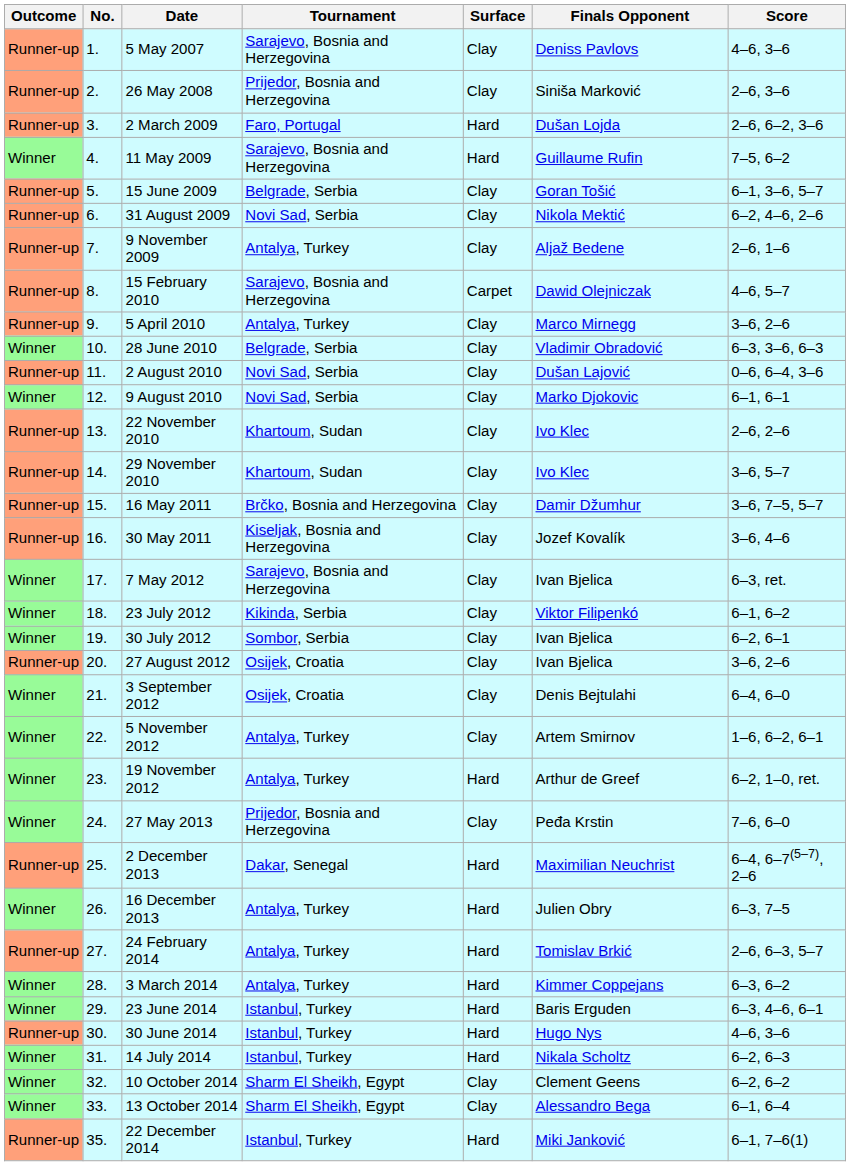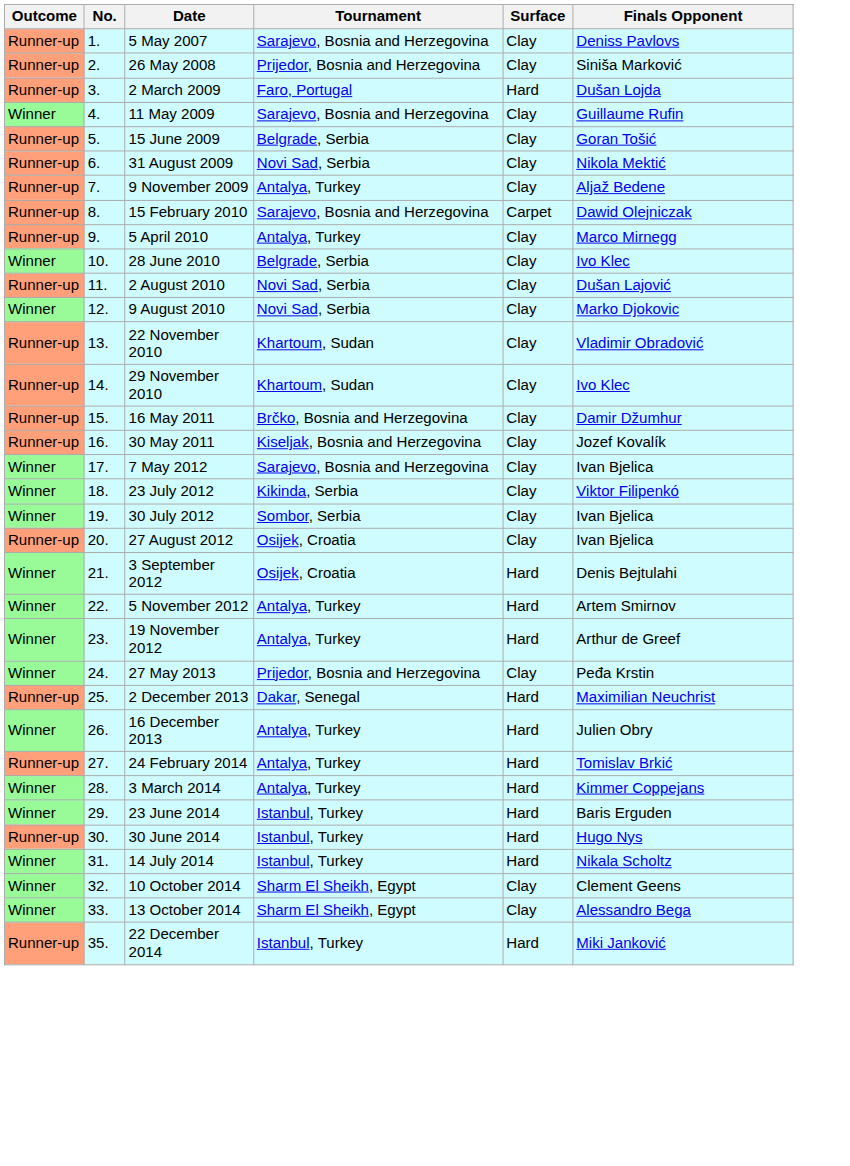- column: (787, 16)
(483, 157) Hard -> (521, 113) Clay
(599, 347) Vladimir Obradović -> (603, 260) Ivo Klec
(562, 429) Ivo Klec -> (640, 342) Vladimir Obradović
(482, 695) Clay -> (523, 572) Hard
(482, 737) Clay -> (523, 606) Hard
